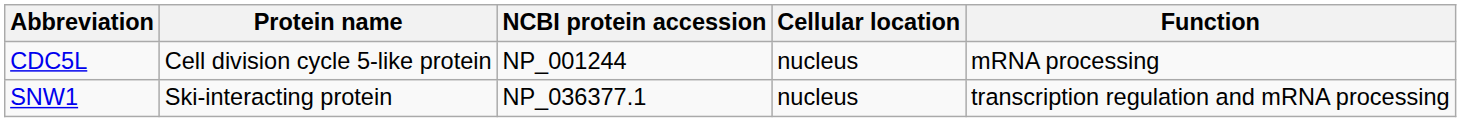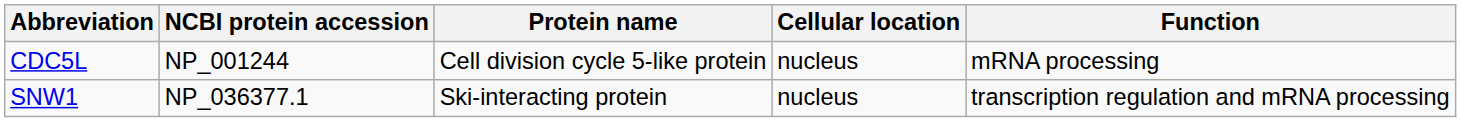columns swapped: (328, 23) <-> (634, 23)
